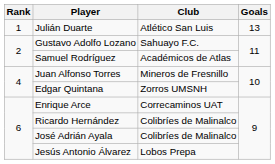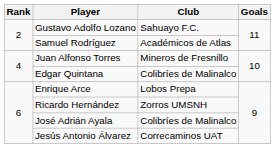- row: (64, 27)
(174, 89) Zorros UMSNH -> (188, 74) Colibríes de Malinalco
(181, 105) Correcaminos UAT -> (168, 89) Lobos Prepa
(188, 120) Colibríes de Malinalco -> (174, 105) Zorros UMSNH
(168, 151) Lobos Prepa -> (181, 136) Correcaminos UAT
